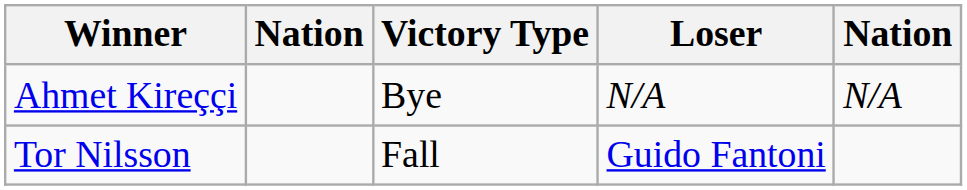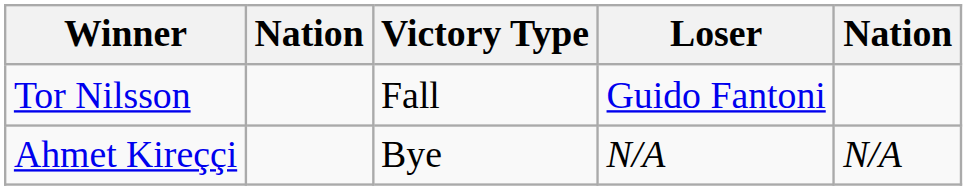rows swapped: (102, 154) <-> (126, 94)
